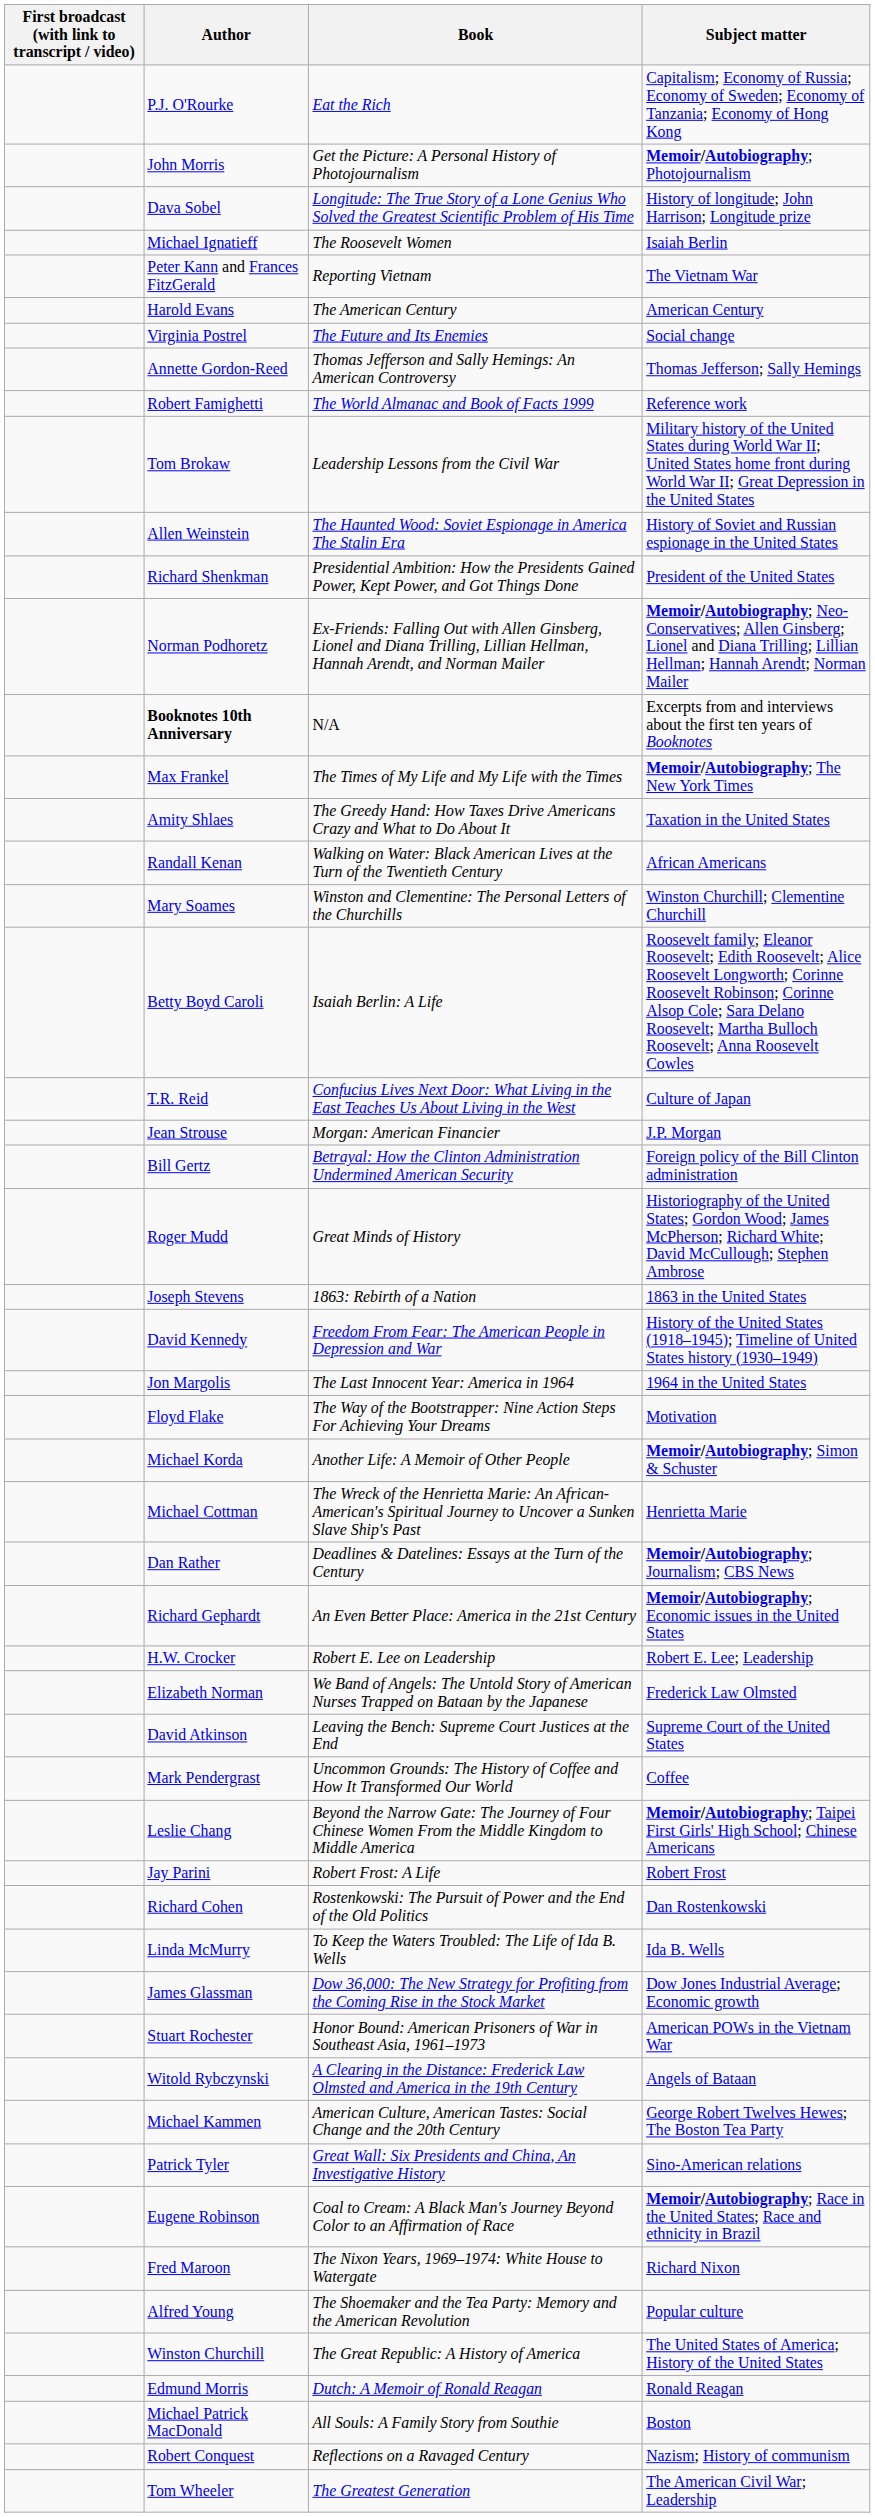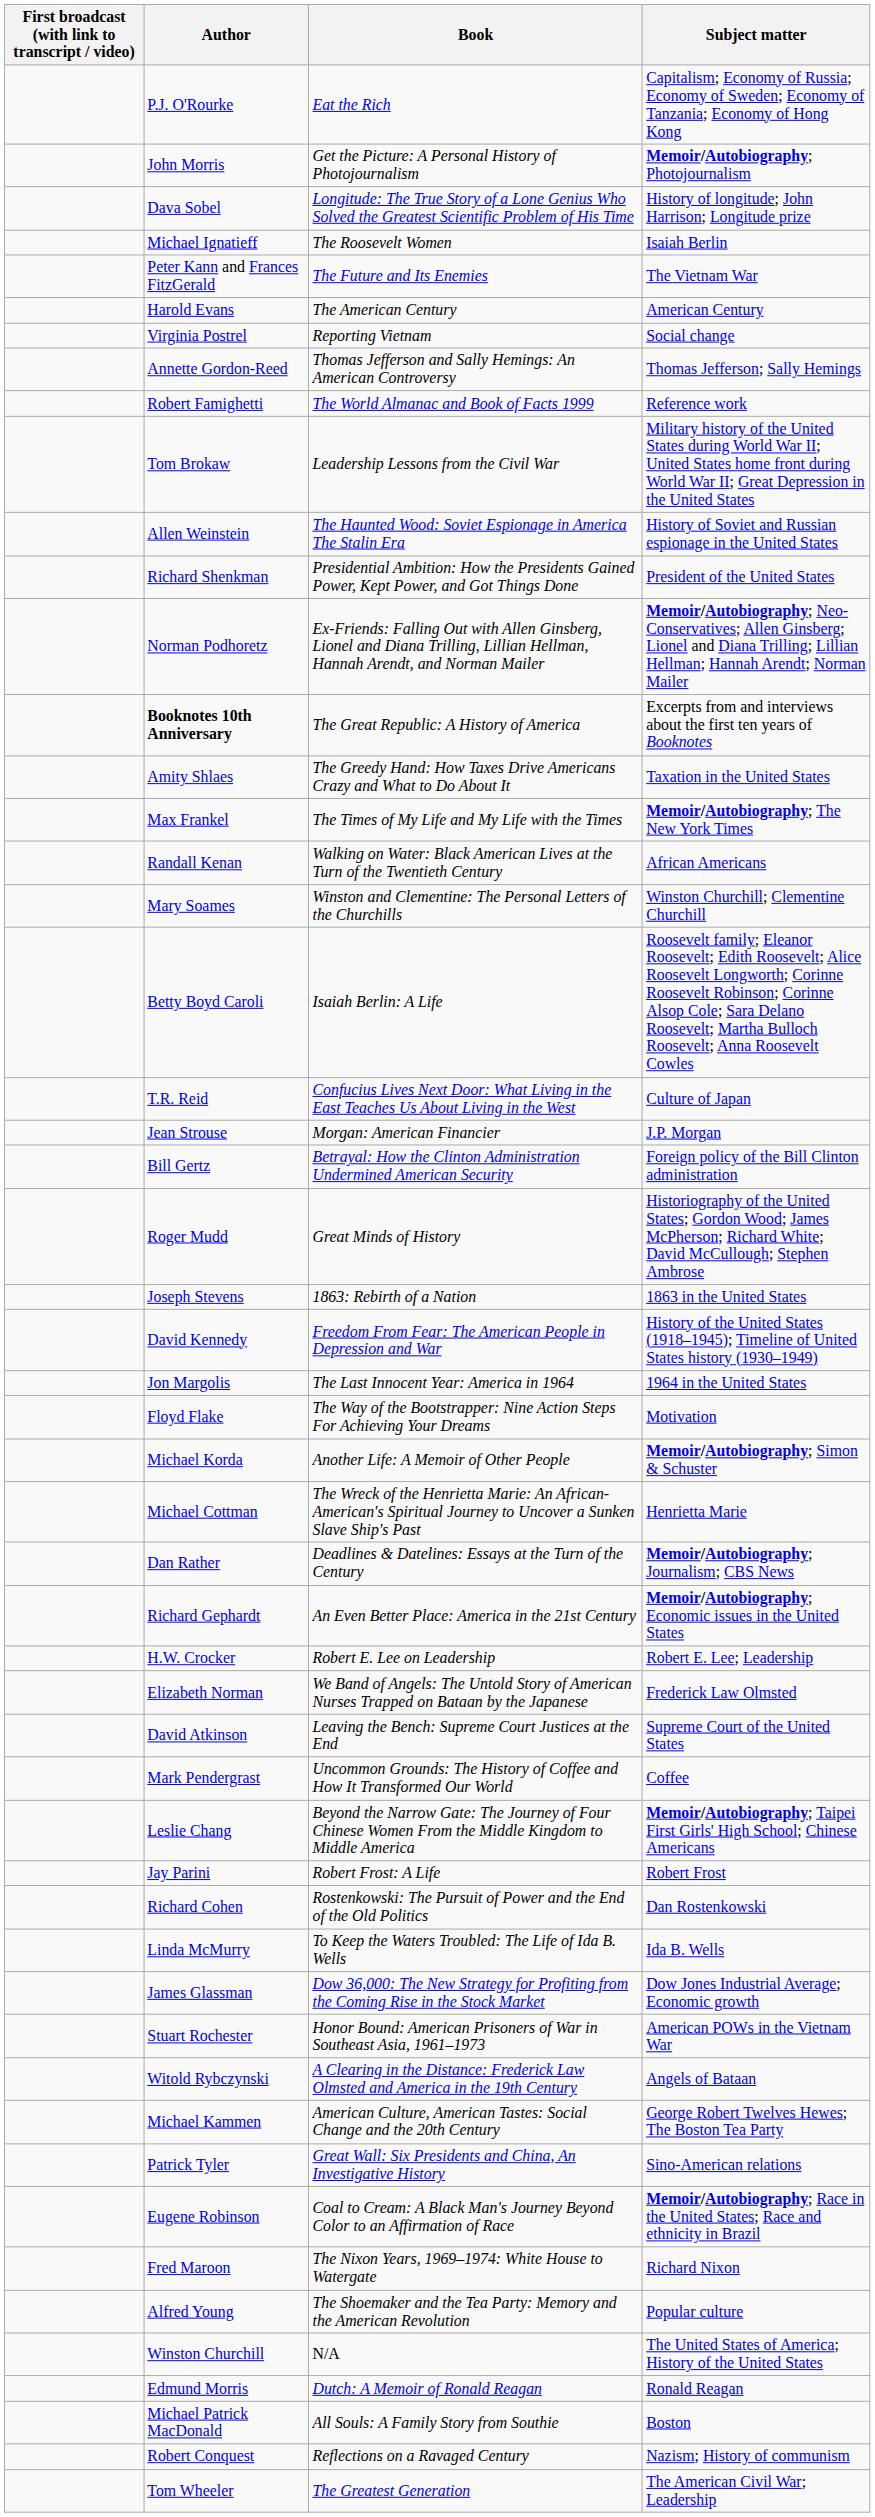(372, 276) Reporting Vietnam -> (400, 276) The Future and Its Enemies
(400, 335) The Future and Its Enemies -> (372, 335) Reporting Vietnam
(326, 725) N/A -> (446, 725) The Great Republic: A History of America
rows swapped: (190, 819) <-> (188, 777)
(446, 2354) The Great Republic: A History of America -> (326, 2354) N/A
